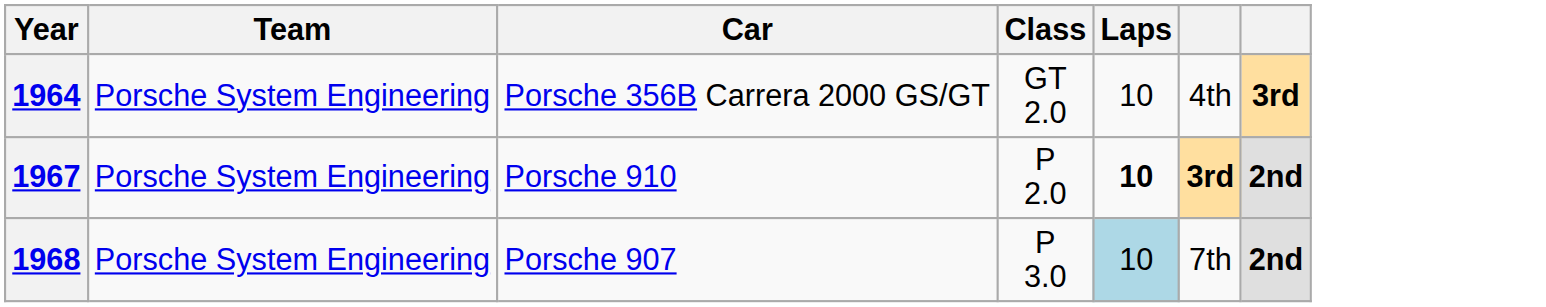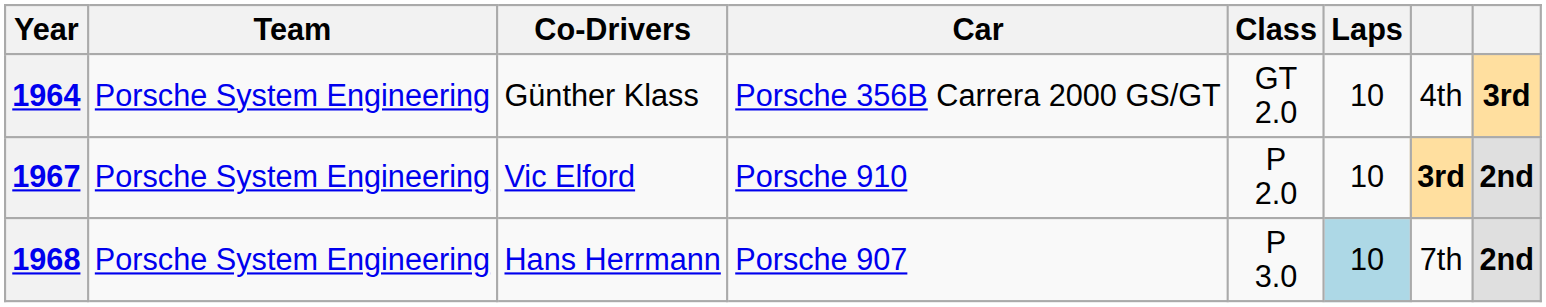+ column: (613, 30)
(1136, 178) bold -> (1367, 178) normal
